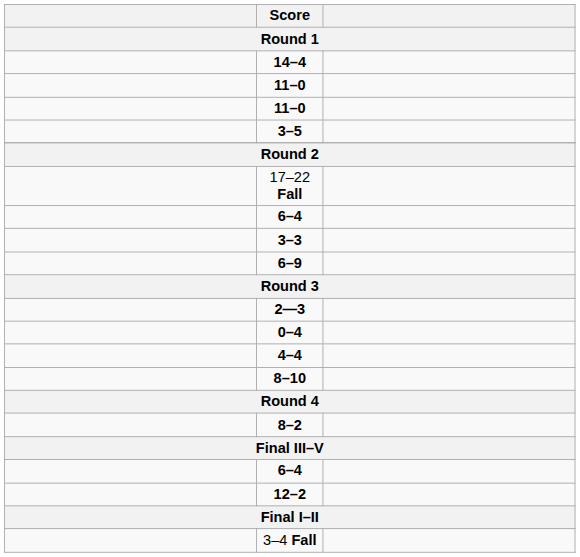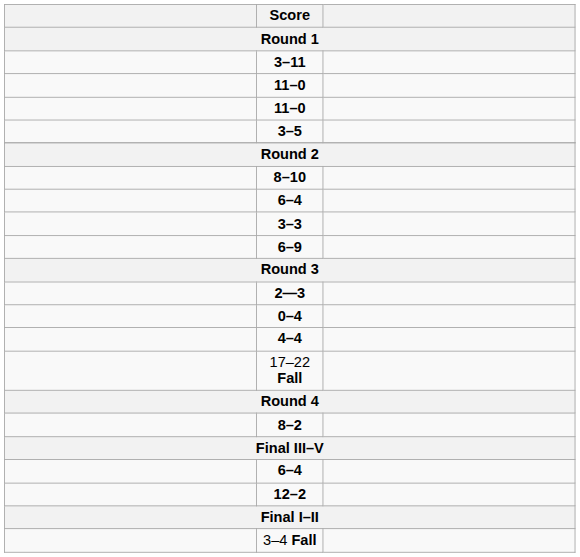- row: (131, 62)
+ row: (131, 62)
rows swapped: (131, 379) <-> (131, 186)
